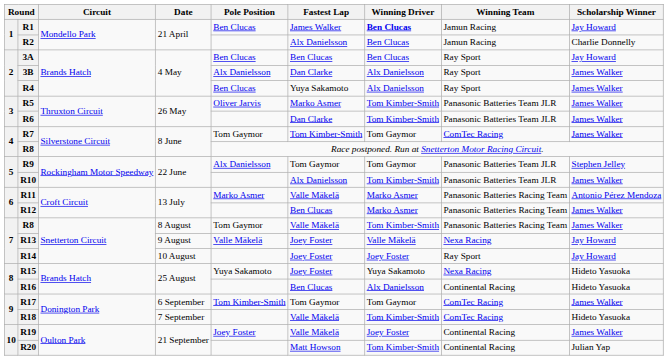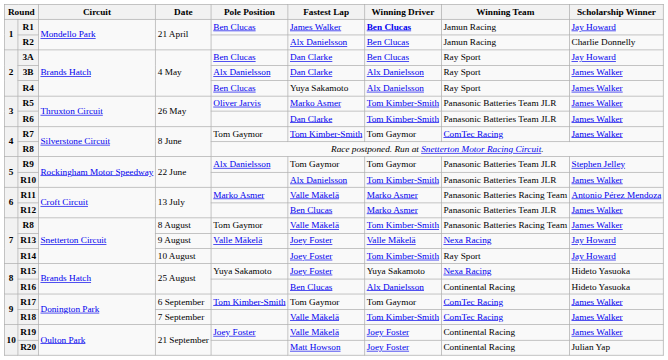(311, 57) Ben Clucas -> (311, 57) Dan Clarke
(505, 210) Panasonic Batteries Racing Team -> (500, 210) Panasonic Batteries Team JLR
(388, 255) Joey Foster -> (403, 255) Tom Kimber-Smith
(601, 316) Hideto Yasuoka -> (597, 316) James Walker
(403, 347) Tom Kimber-Smith -> (388, 347) Joey Foster
